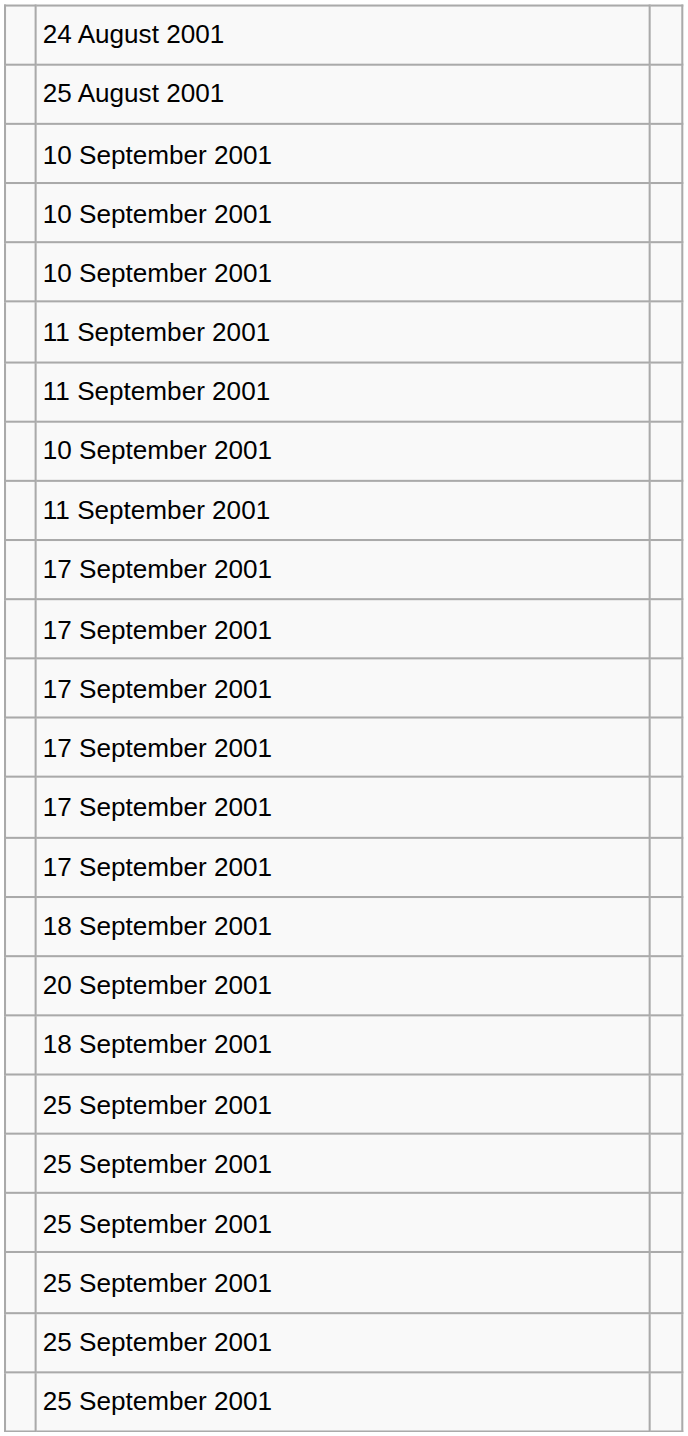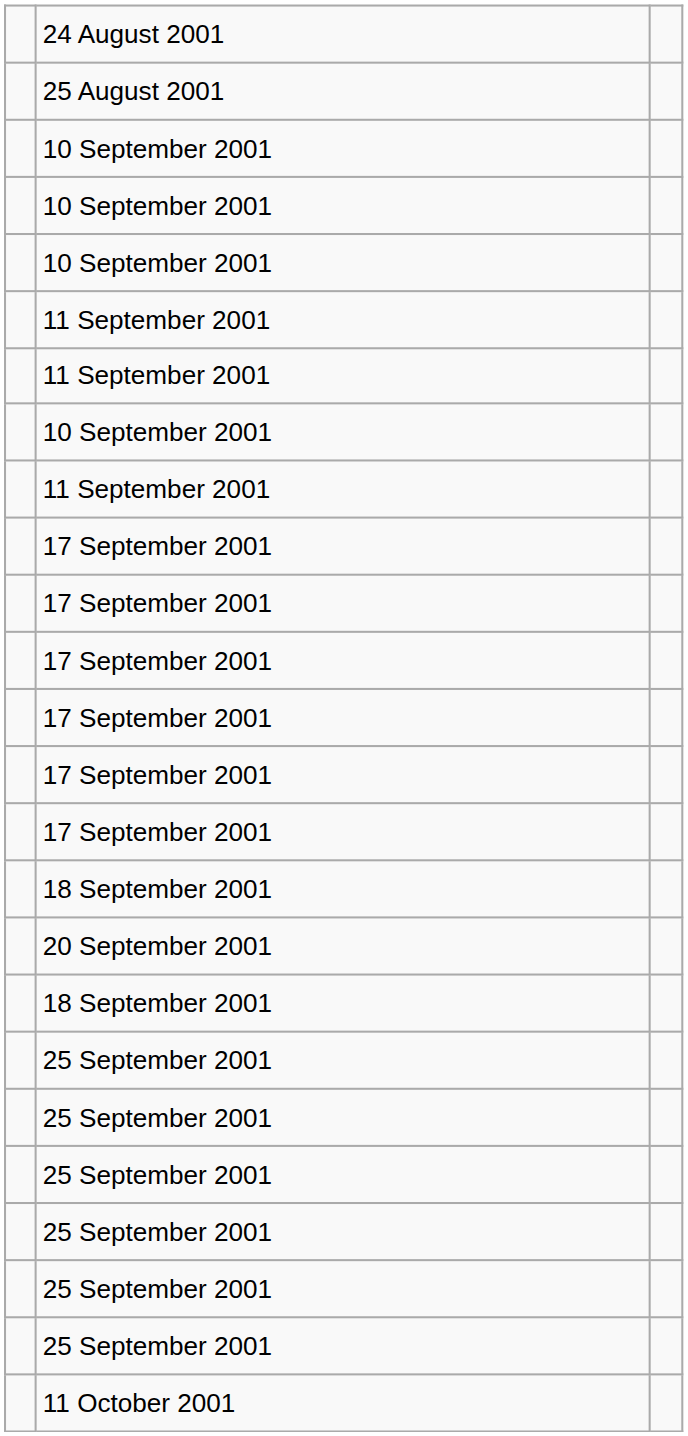+ row: (21, 1402)
